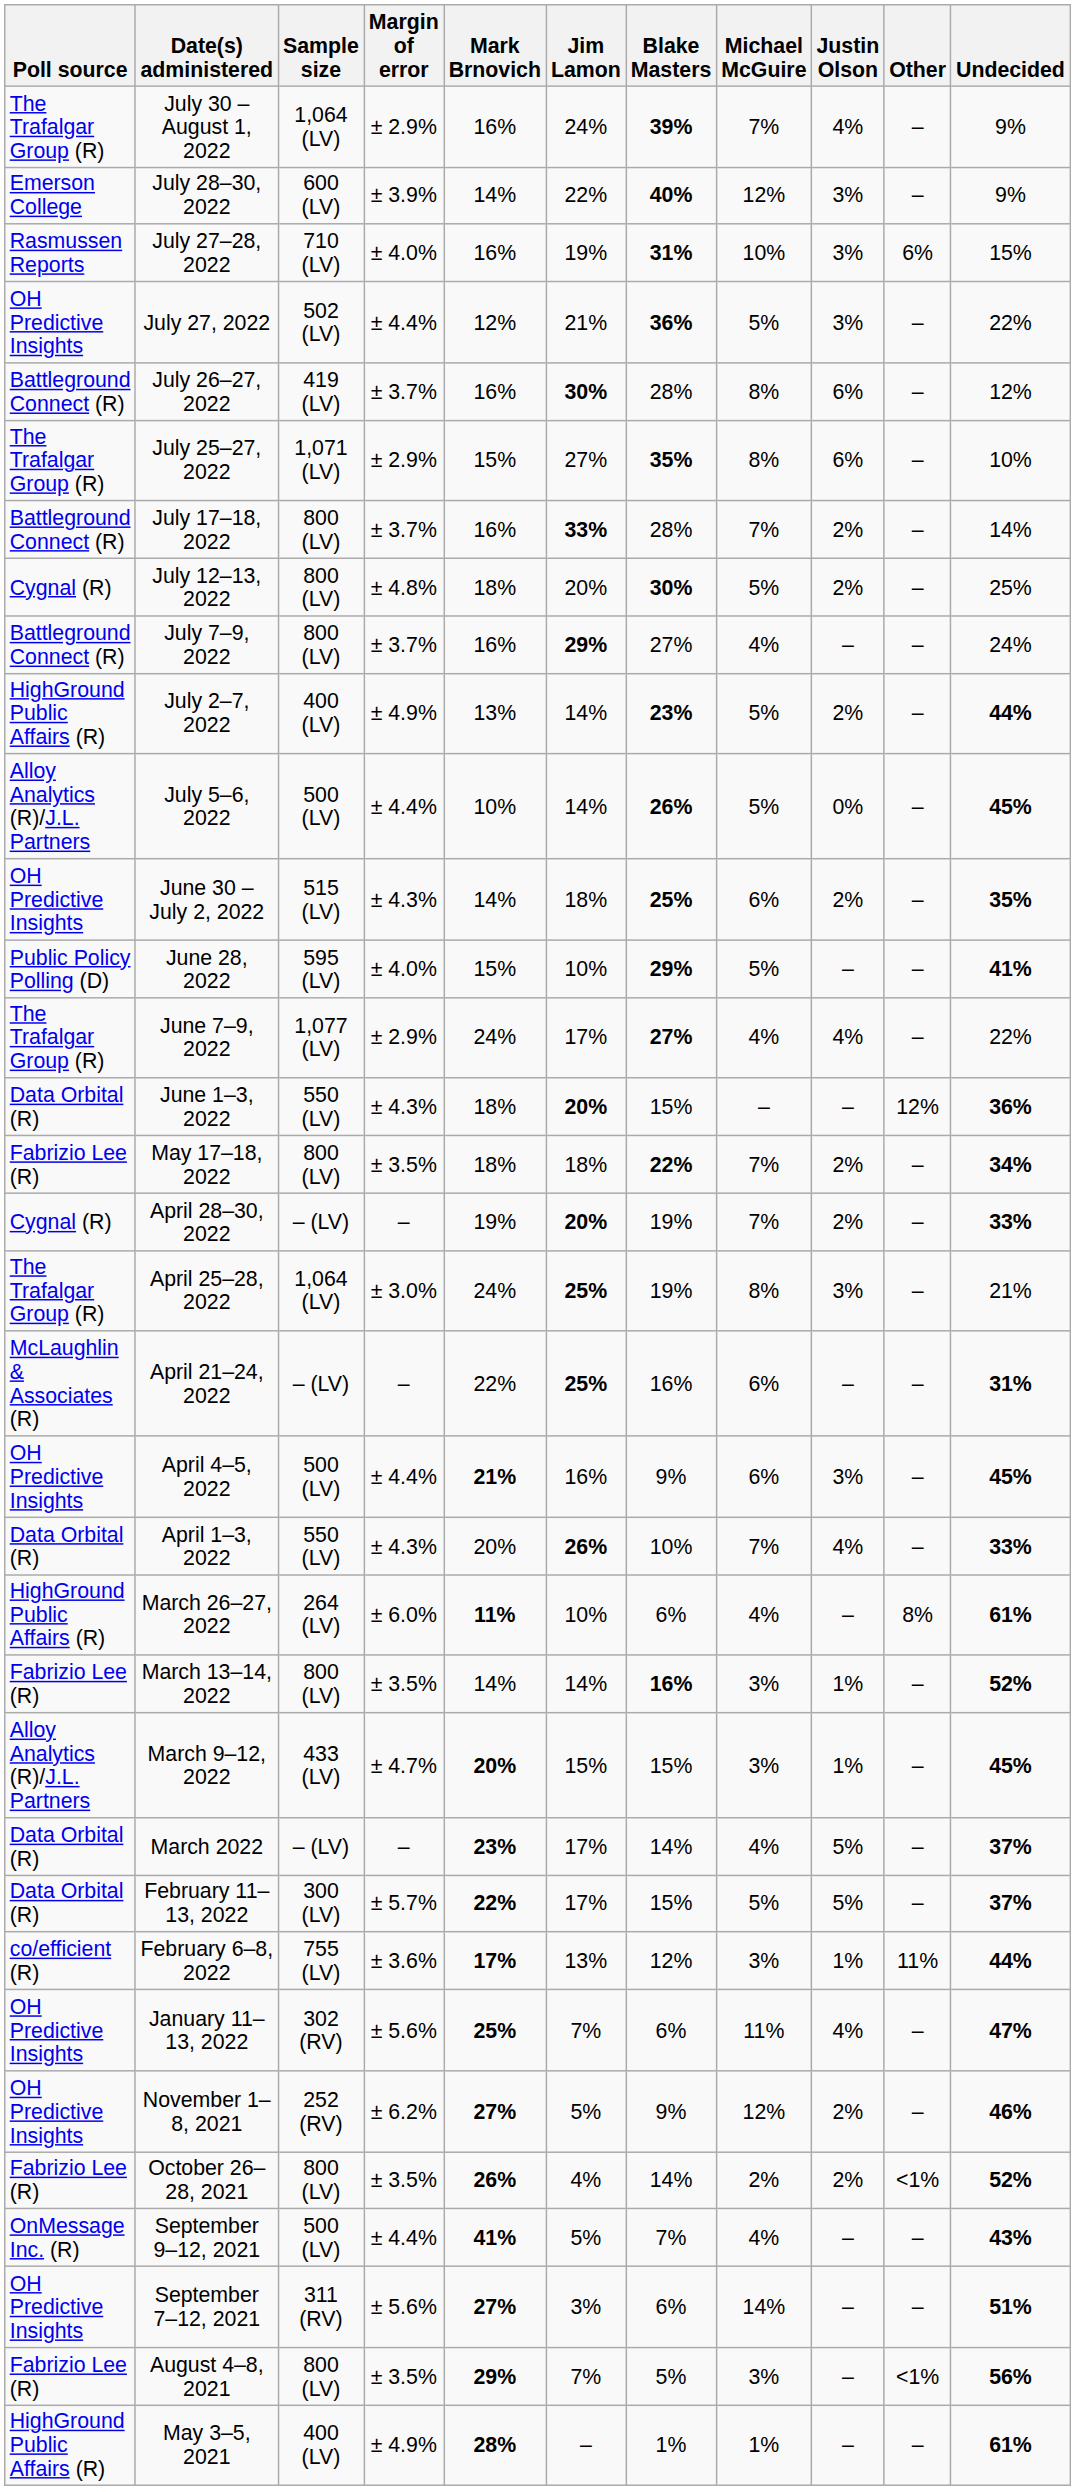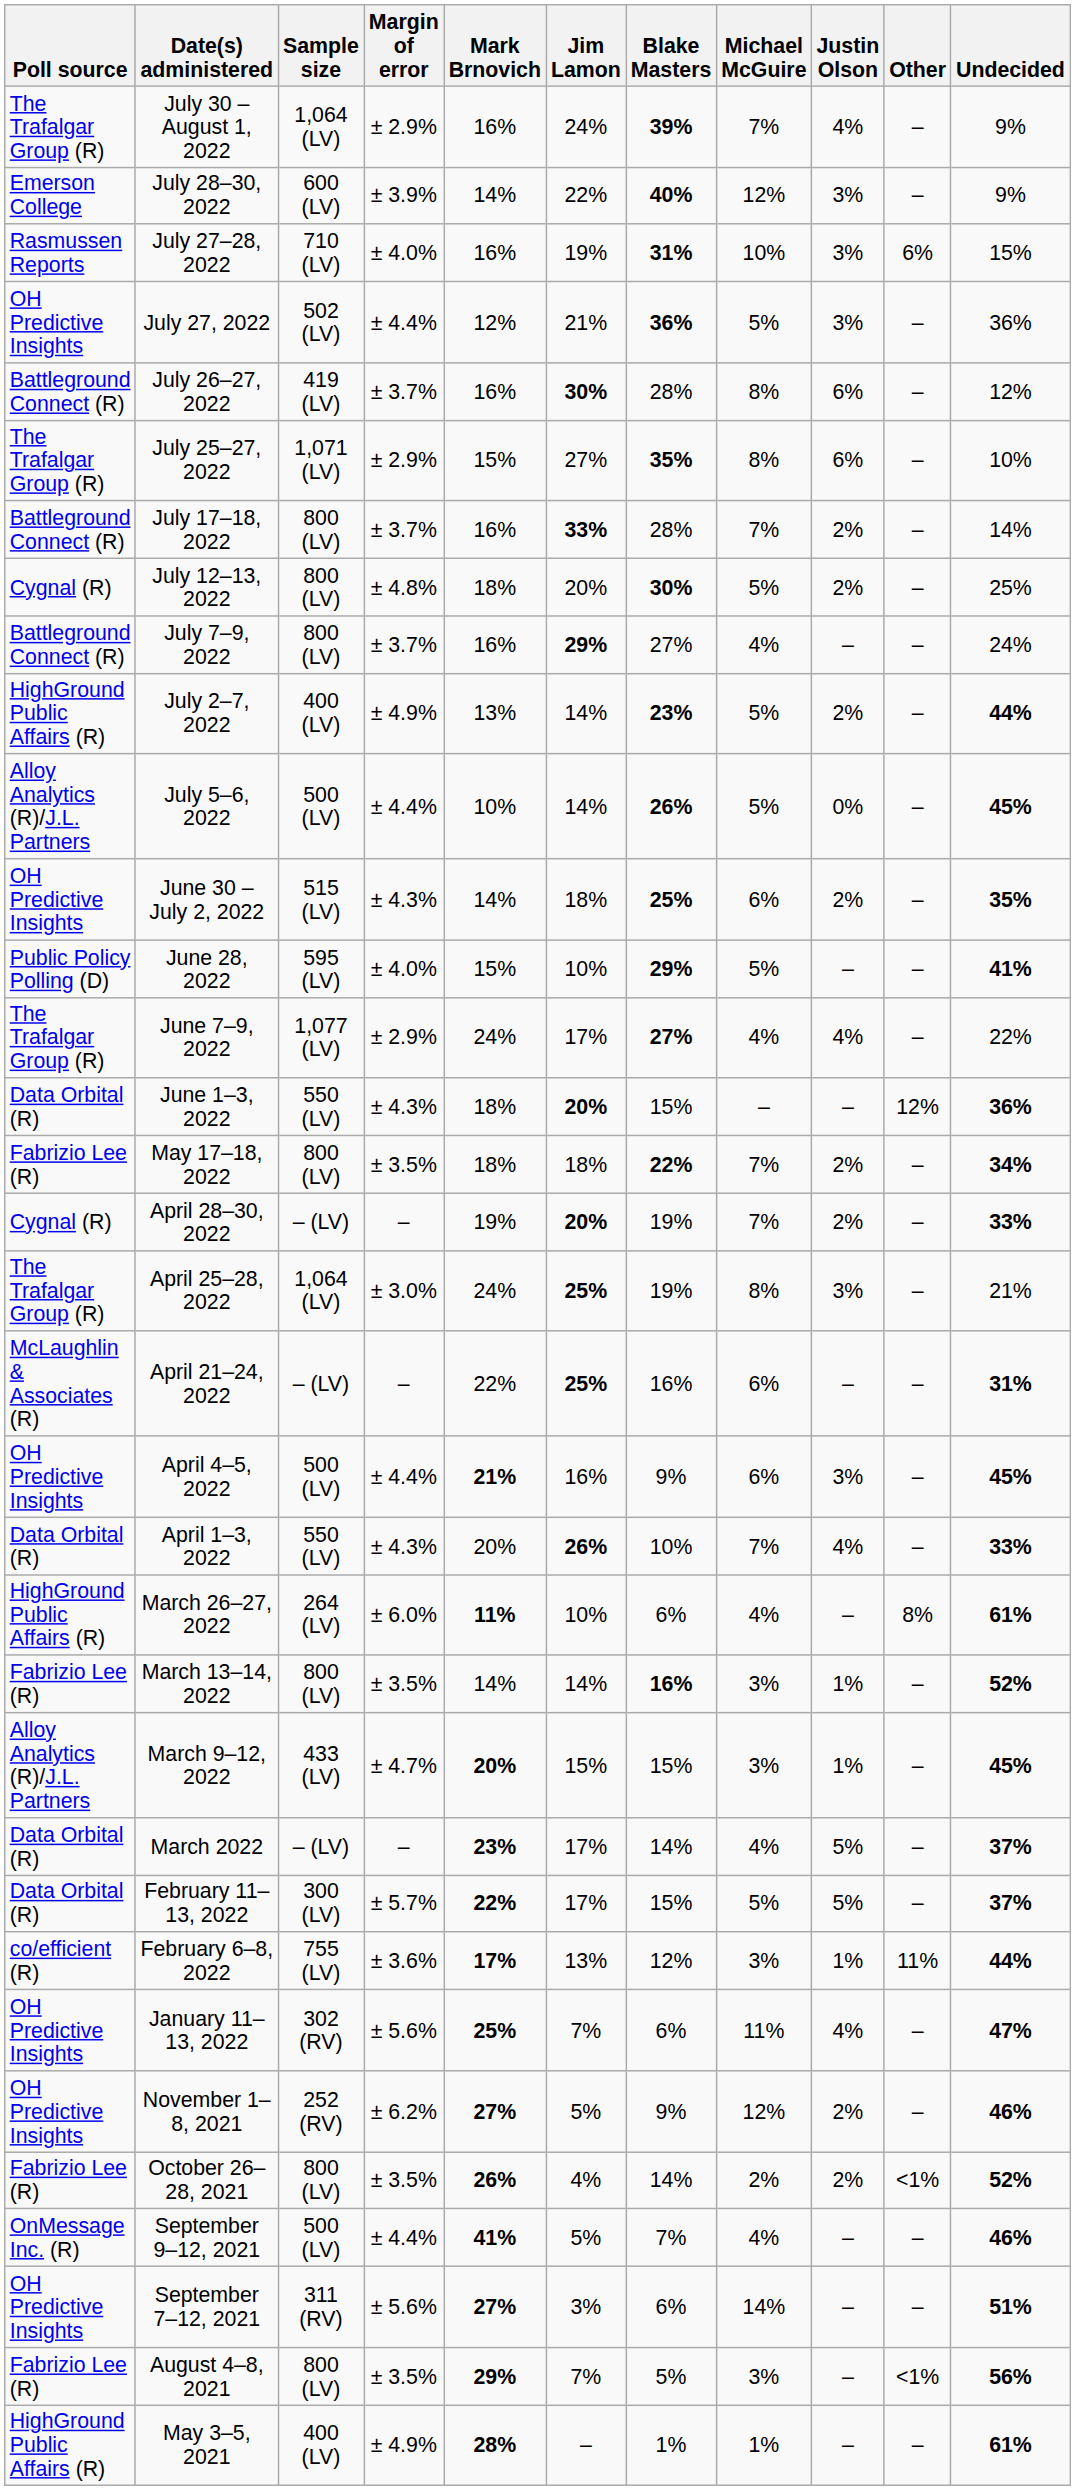(1010, 322) 22% -> (1010, 322) 36%
(1010, 2238) 43% -> (1010, 2238) 46%
